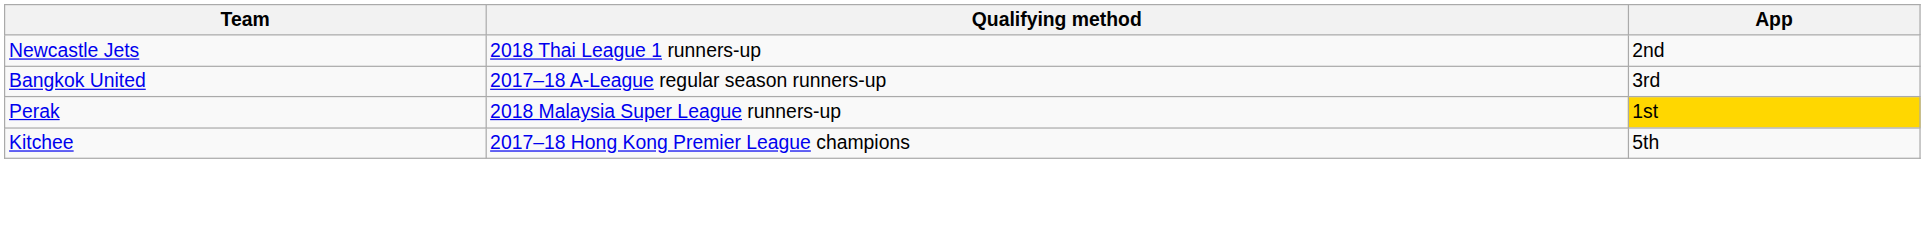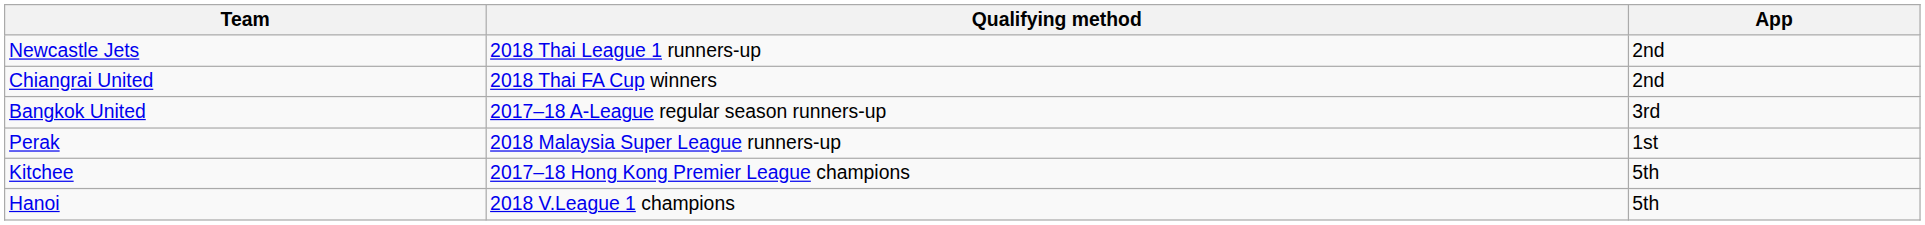+ row: (81, 81)
(1645, 111) gold background -> (1645, 142) no background
+ row: (34, 204)
